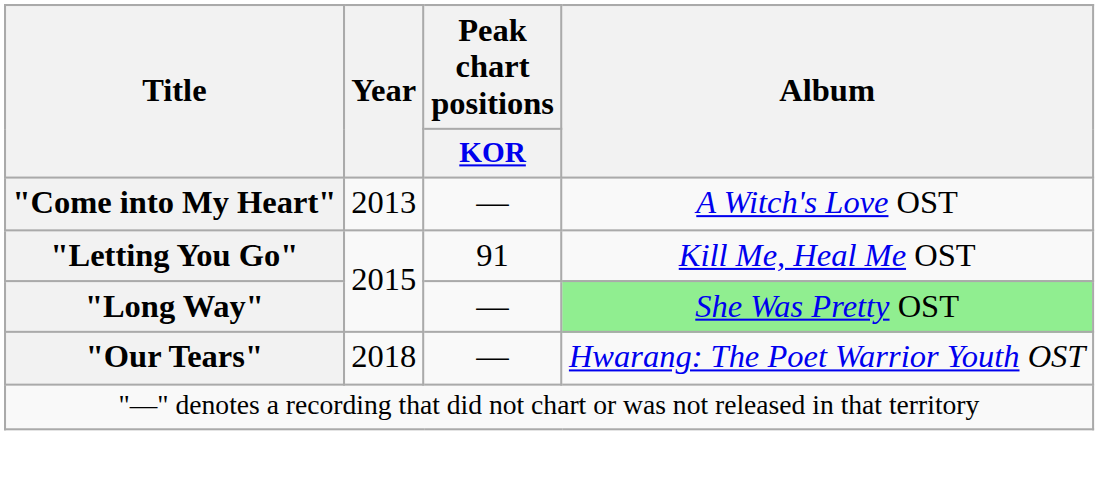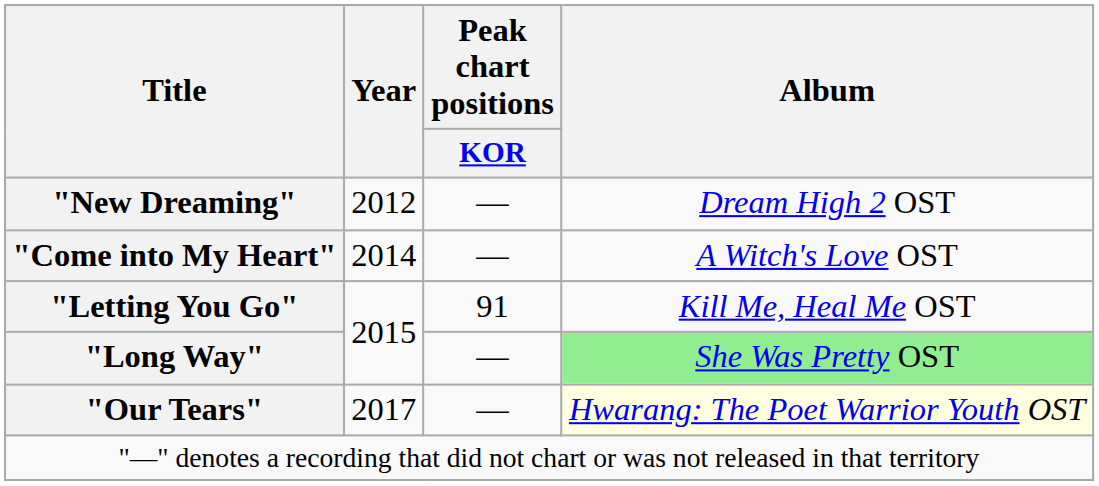+ row: (174, 203)
(384, 203) 2013 -> (384, 254) 2014
(384, 357) 2018 -> (384, 409) 2017
(827, 357) no background -> (827, 409) lightyellow background
